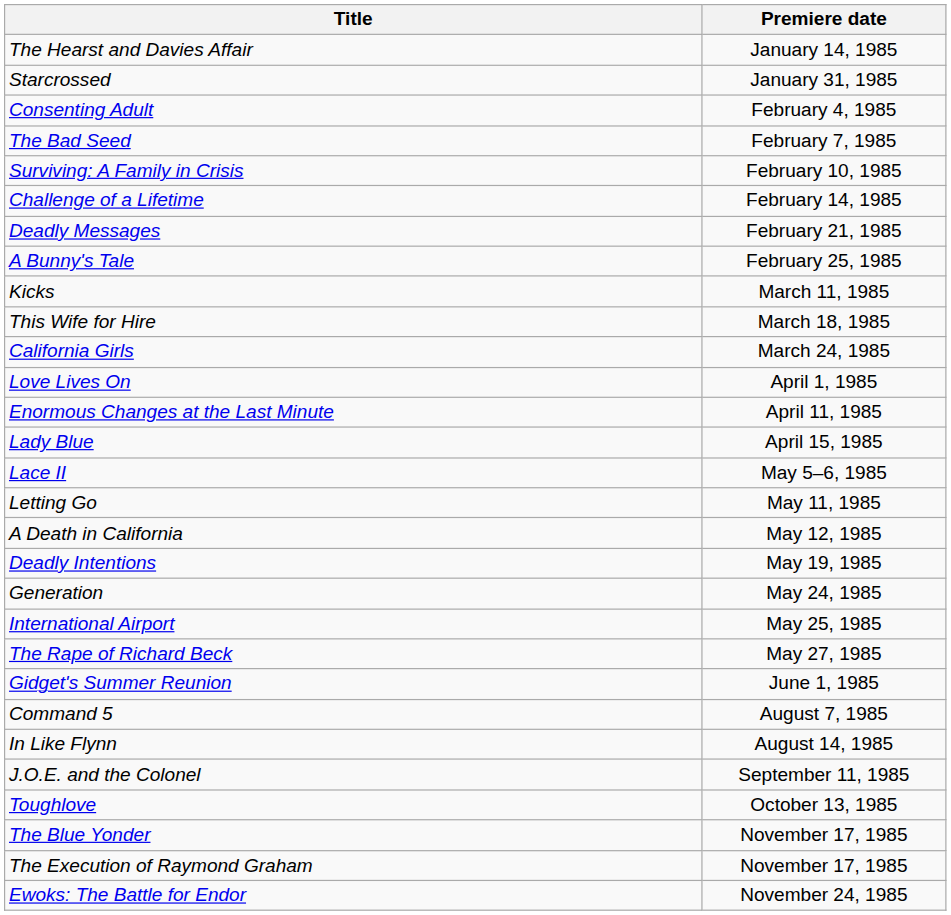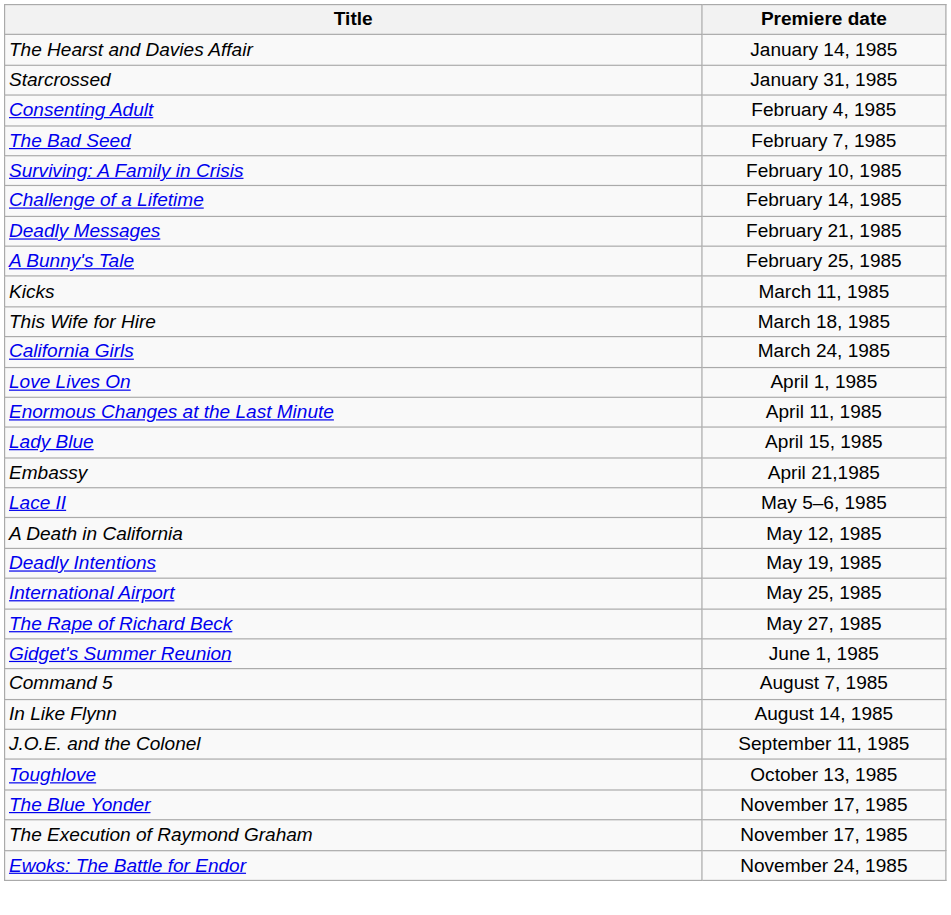+ row: (48, 472)
- row: (53, 502)
- row: (56, 593)
